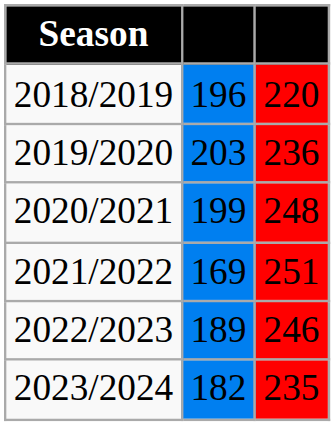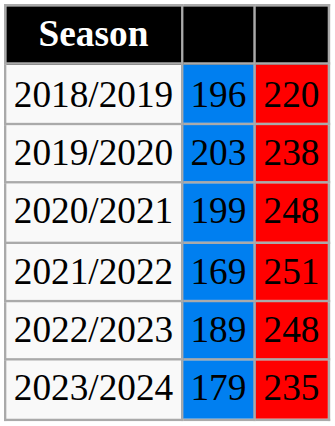(292, 152) 236 -> (292, 152) 238
(292, 329) 246 -> (292, 329) 248
(218, 388) 182 -> (218, 388) 179
